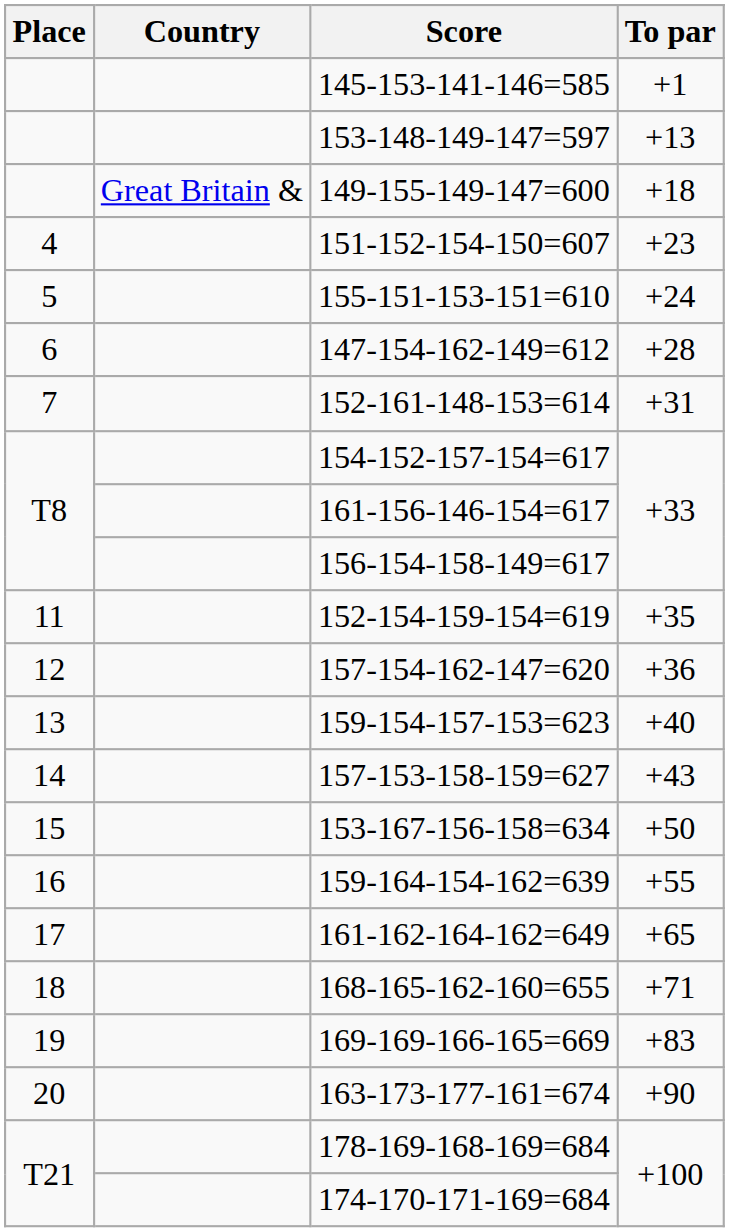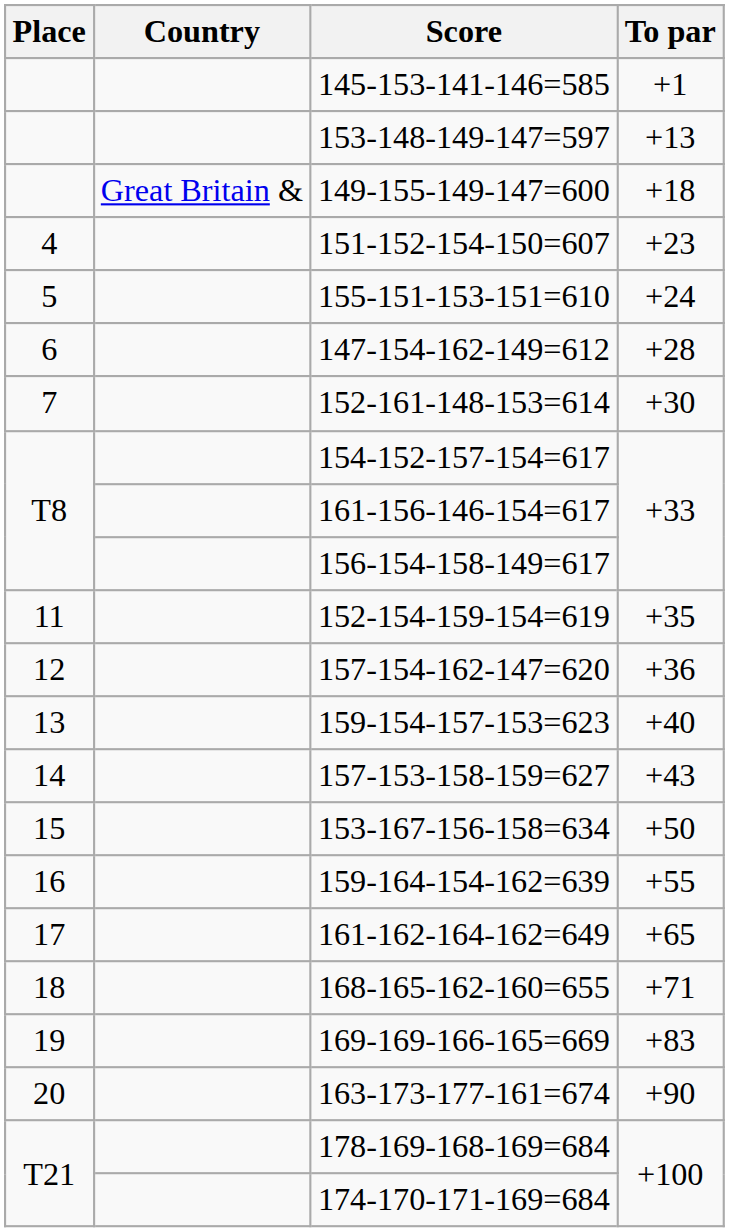(670, 403) +31 -> (670, 403) +30
